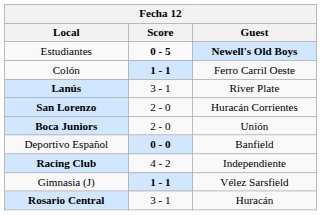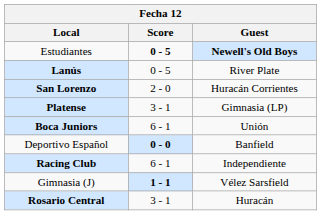- row: (66, 69)
(160, 88) 3 - 1 -> (160, 69) 0 - 5
+ row: (66, 107)
(160, 125) 2 - 0 -> (160, 125) 6 - 1
(160, 163) 4 - 2 -> (160, 163) 6 - 1
